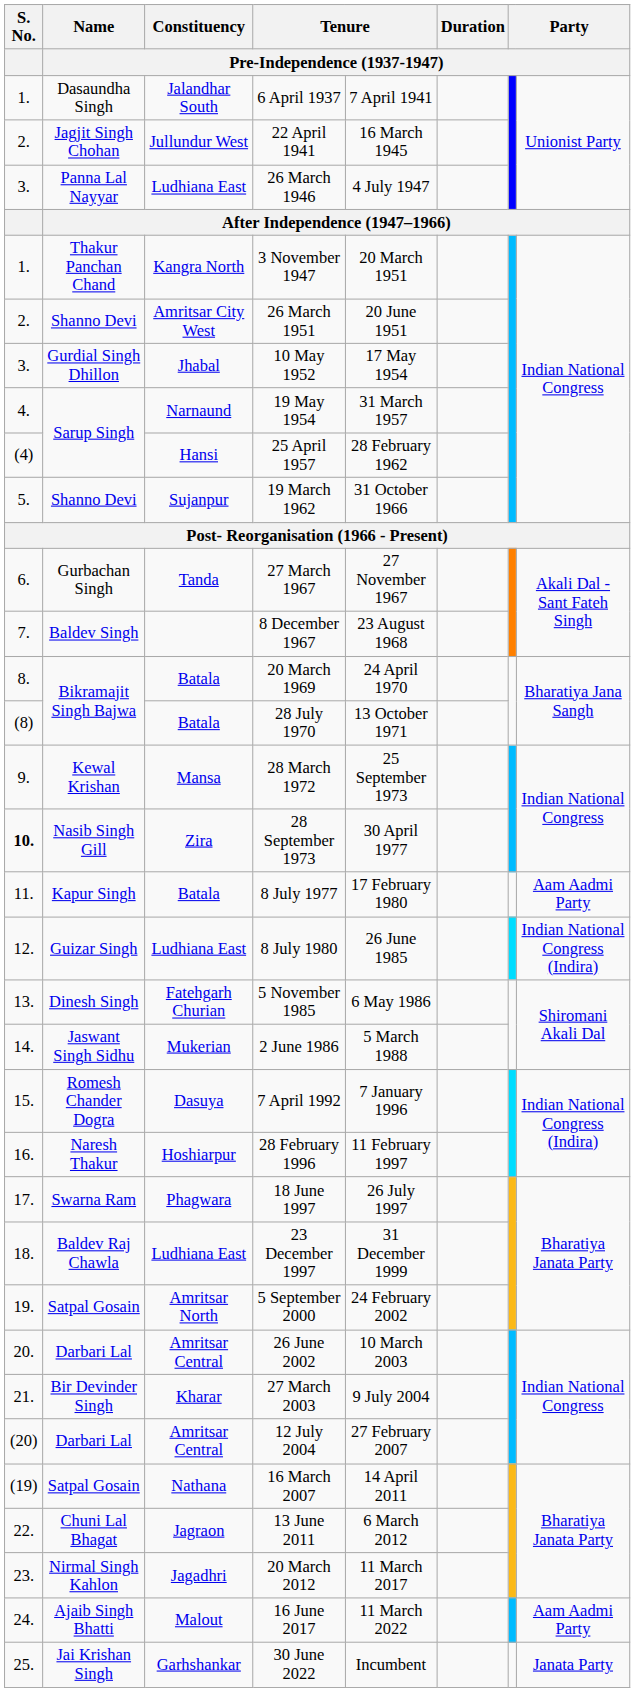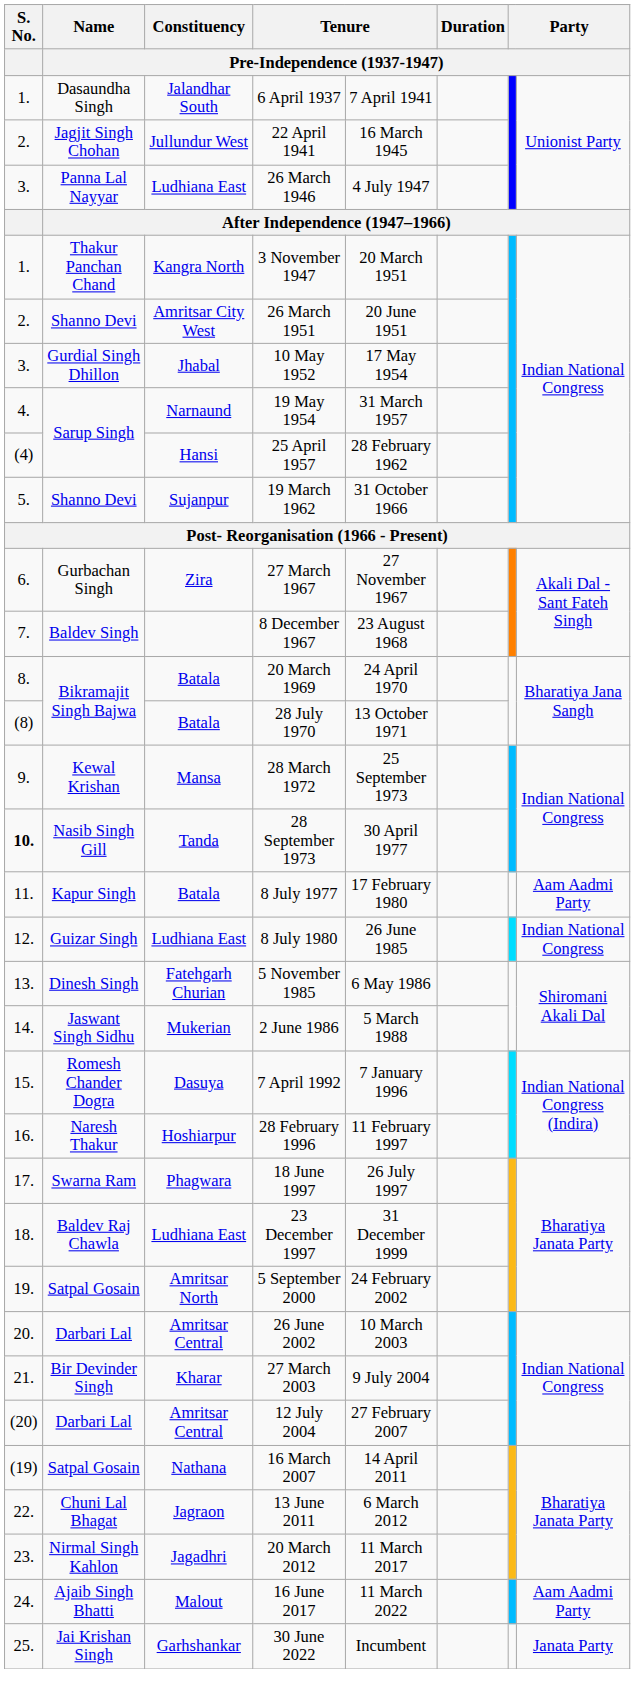(199, 579) Tanda -> (199, 579) Zira
(199, 840) Zira -> (199, 840) Tanda
(573, 948) Indian National Congress (Indira) -> (573, 938) Indian National Congress
